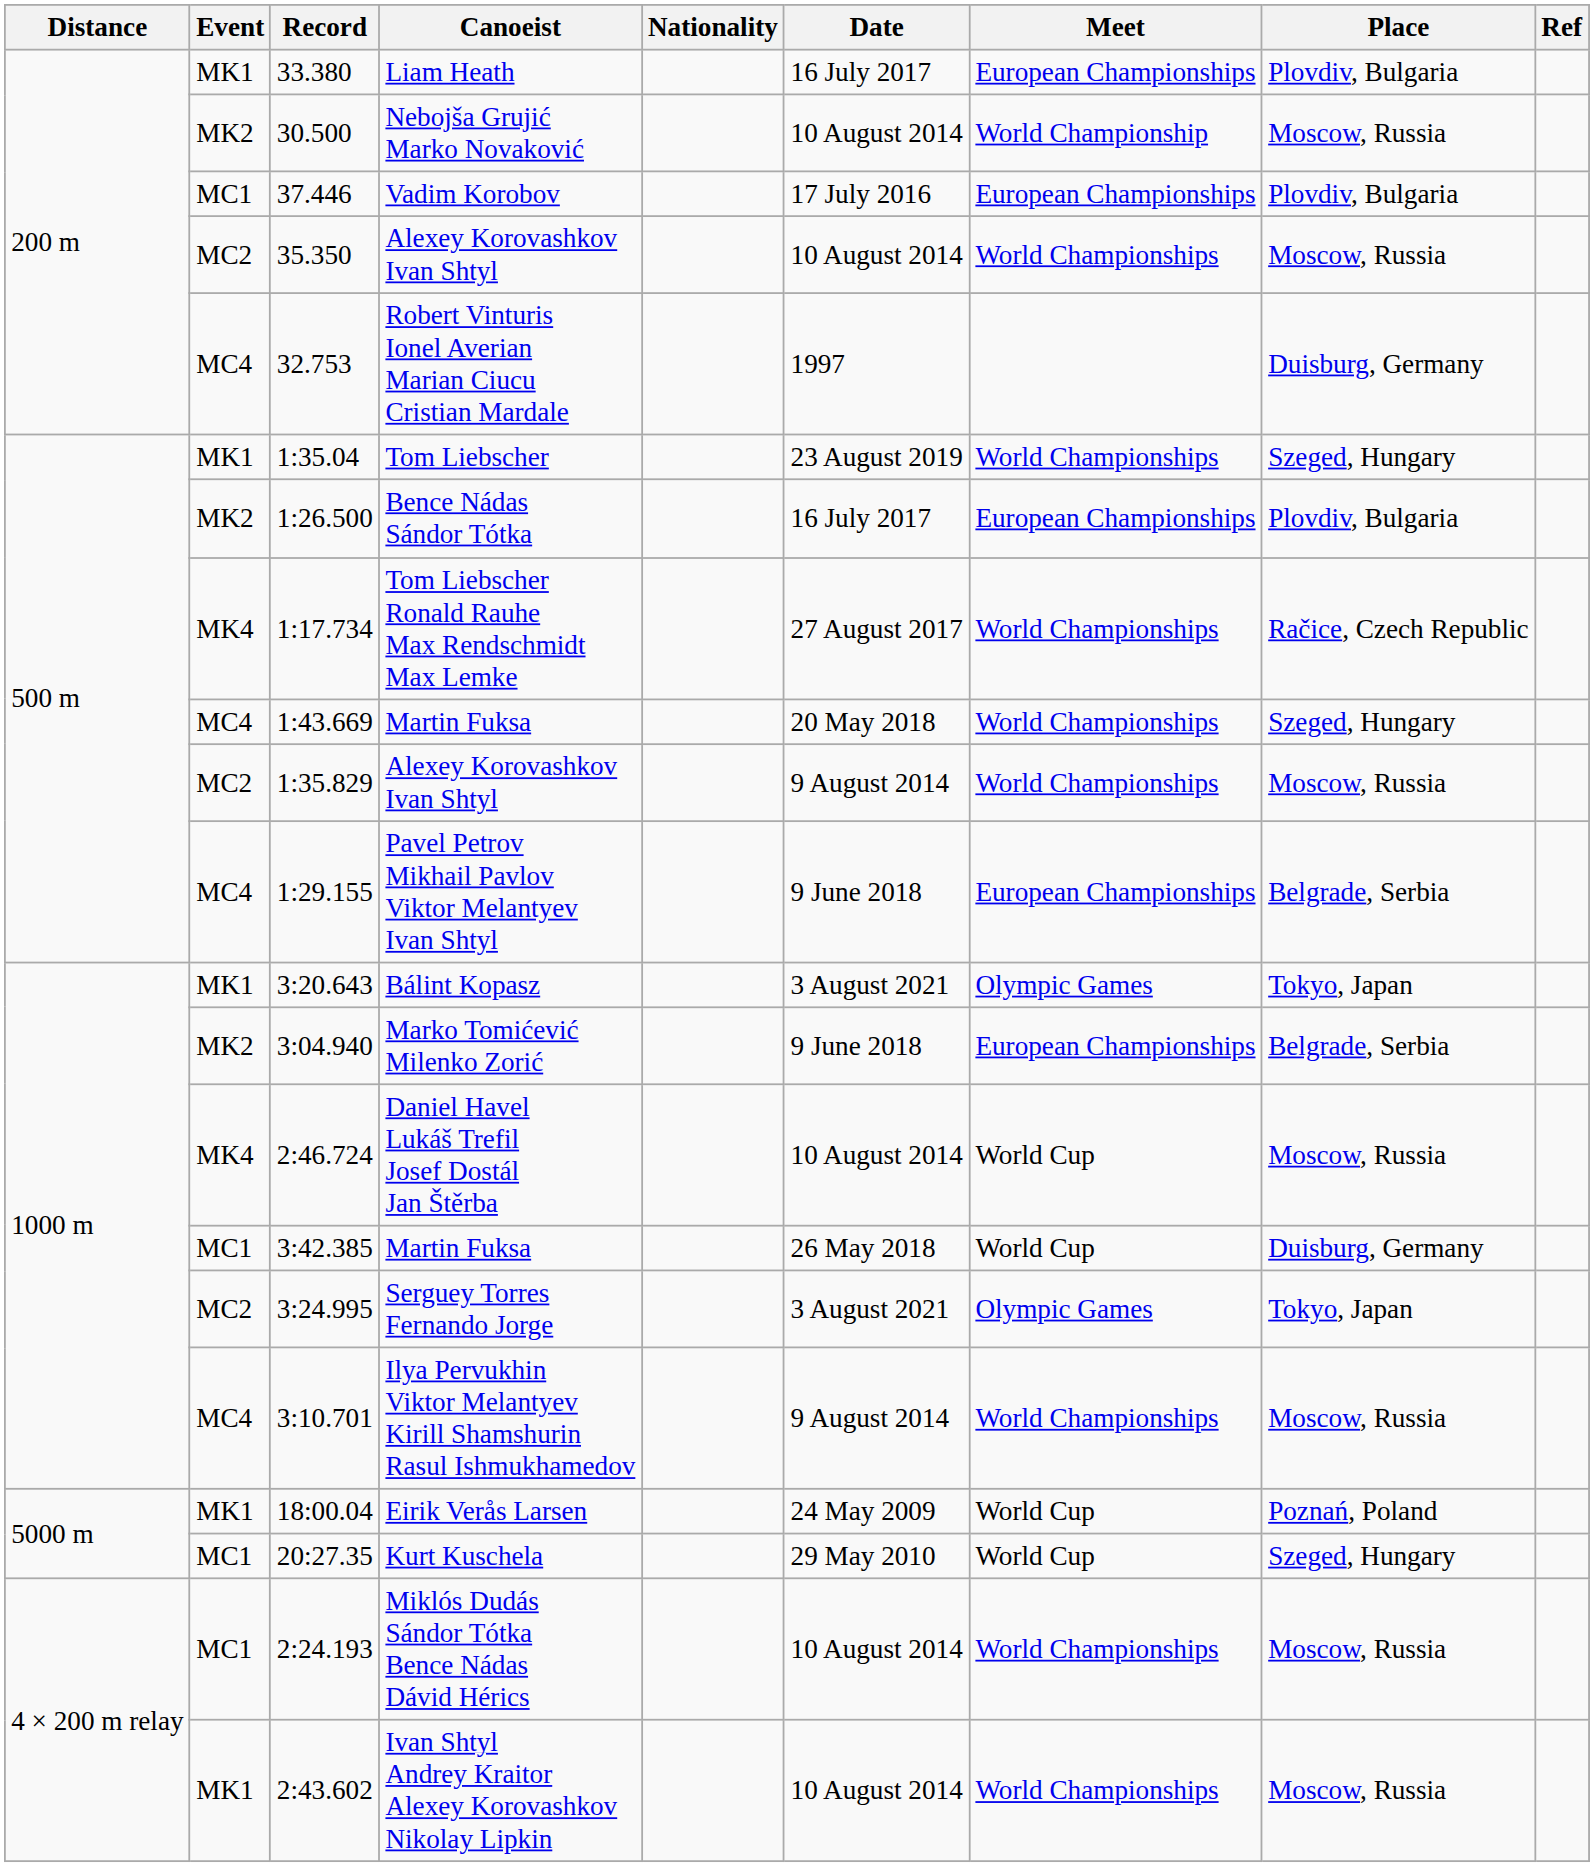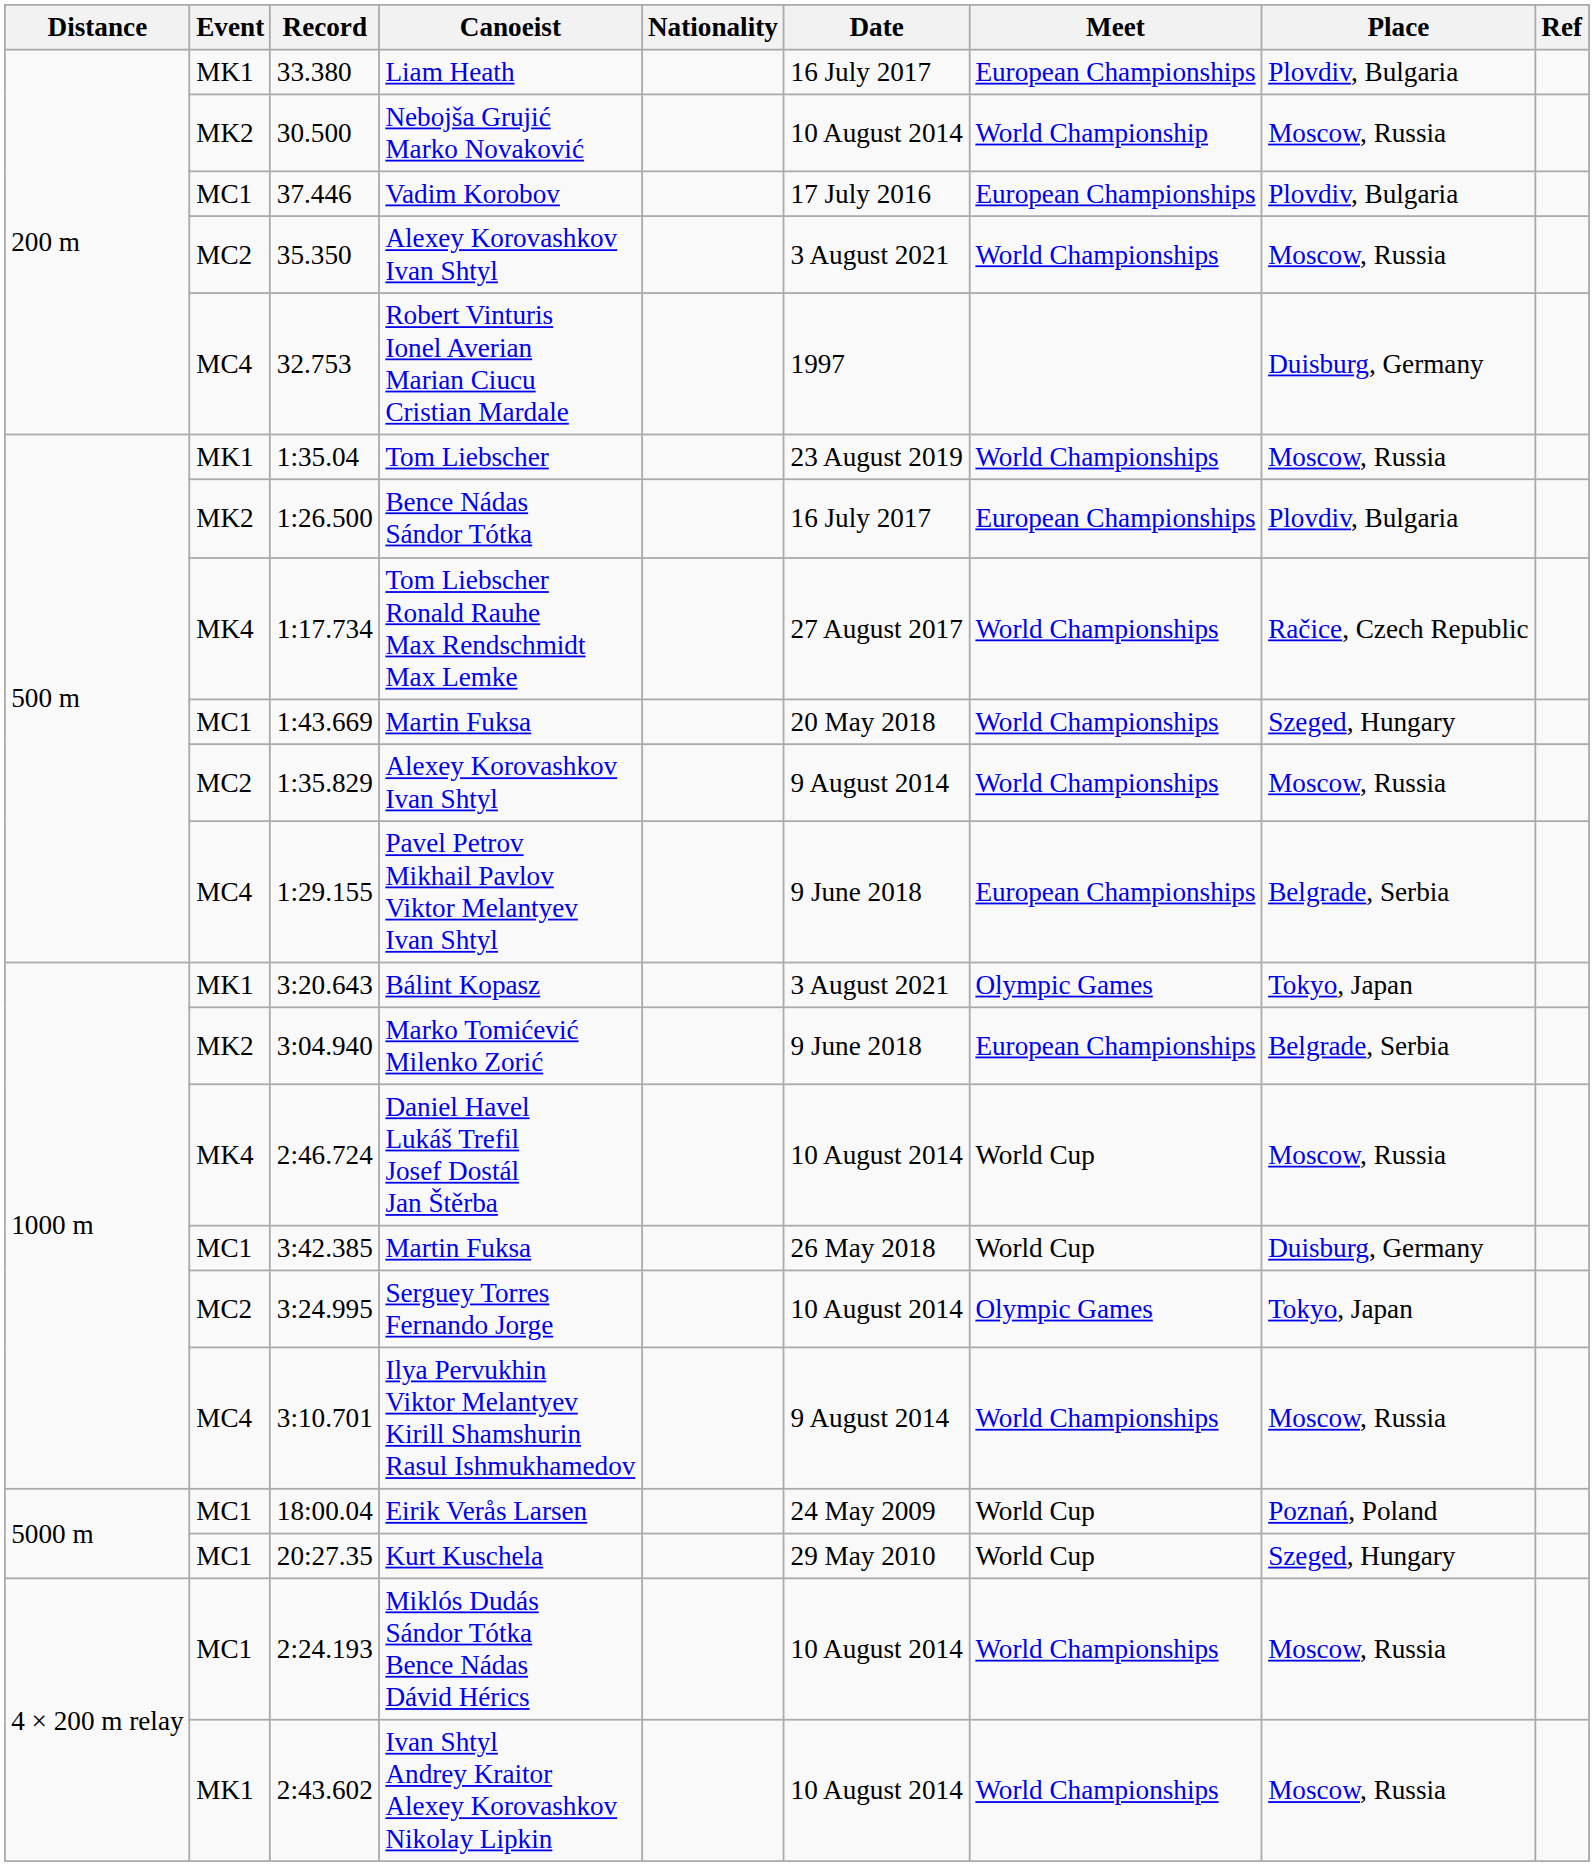(877, 254) 10 August 2014 -> (870, 254) 3 August 2021
(1362, 457) Szeged, Hungary -> (1357, 457) Moscow, Russia
(224, 720) MC4 -> (224, 720) MC1
(870, 1308) 3 August 2021 -> (877, 1308) 10 August 2014
(225, 1511) MK1 -> (224, 1511) MC1
